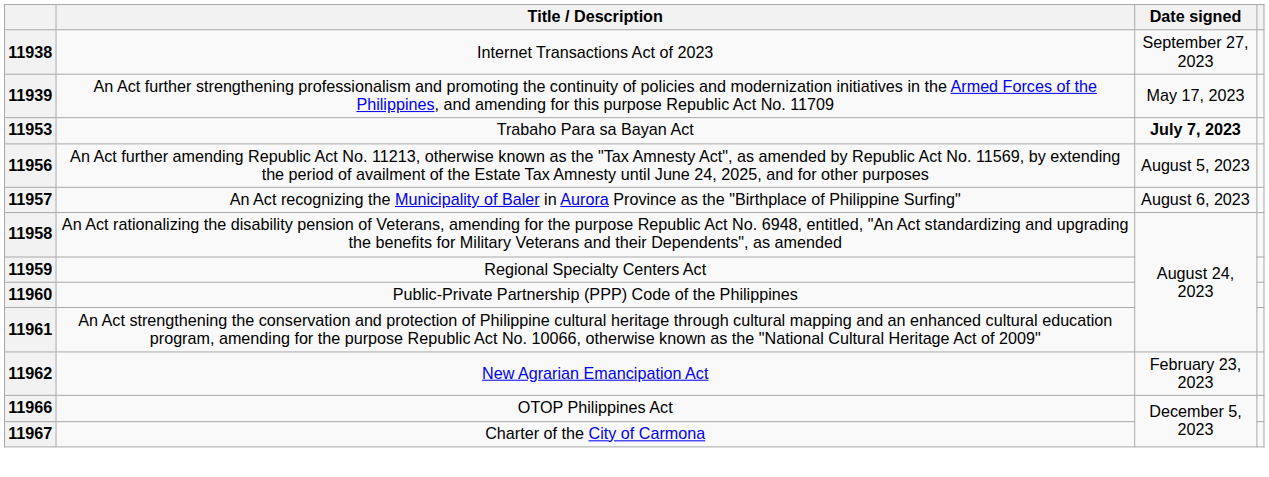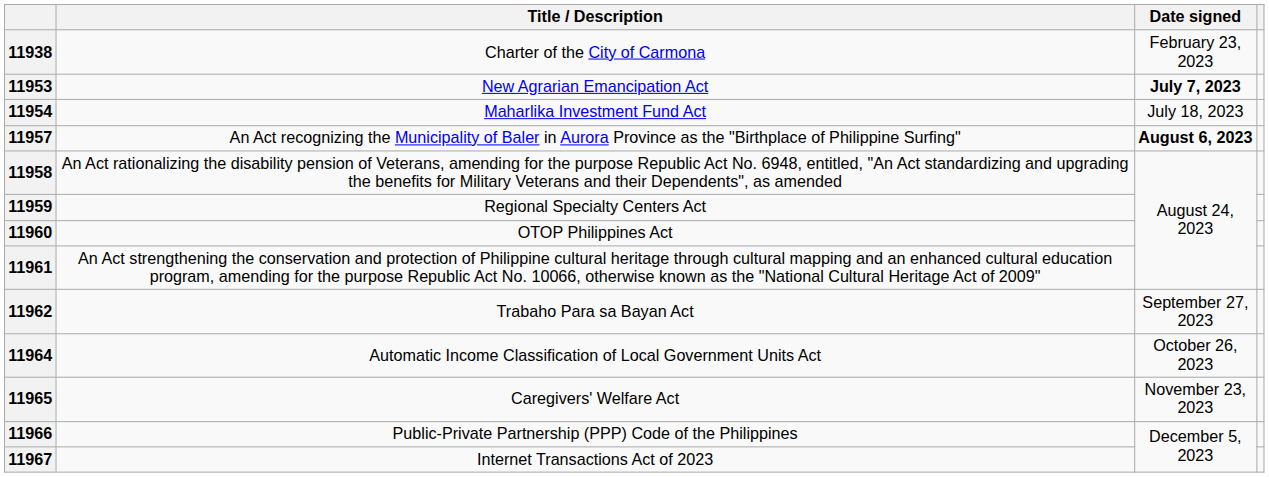(595, 52) Internet Transactions Act of 2023 -> (595, 52) Charter of the City of Carmona
(1195, 52) September 27, 2023 -> (1195, 52) February 23, 2023
- row: (30, 95)
(595, 130) Trabaho Para sa Bayan Act -> (595, 86) New Agrarian Emancipation Act
+ row: (30, 112)
- row: (30, 165)
(1195, 199) normal -> (1195, 138) bold
(595, 295) Public-Private Partnership (PPP) Code of the Philippines -> (595, 233) OTOP Philippines Act
(595, 373) New Agrarian Emancipation Act -> (595, 311) Trabaho Para sa Bayan Act
(1195, 373) February 23, 2023 -> (1195, 311) September 27, 2023
+ row: (30, 355)
+ row: (30, 399)
(595, 408) OTOP Philippines Act -> (595, 433) Public-Private Partnership (PPP) Code of the Philippines
(595, 433) Charter of the City of Carmona -> (595, 459) Internet Transactions Act of 2023
